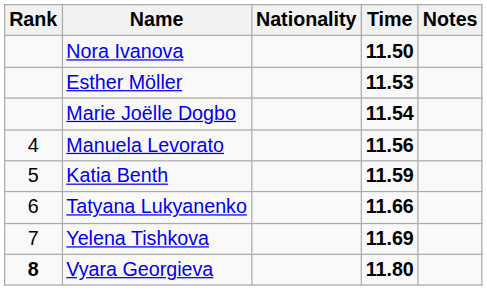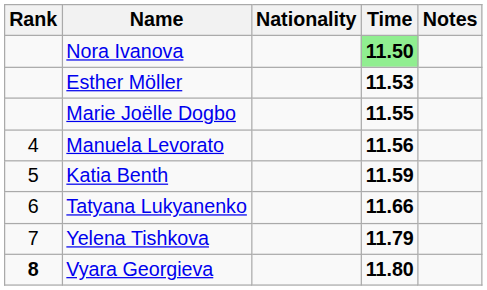(390, 51) no background -> (390, 51) lightgreen background
(390, 113) 11.54 -> (390, 113) 11.55
(390, 238) 11.69 -> (390, 238) 11.79
